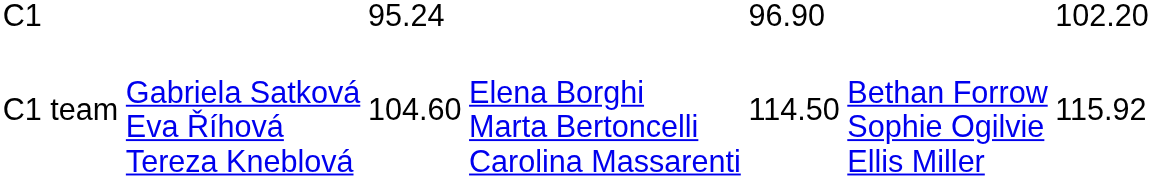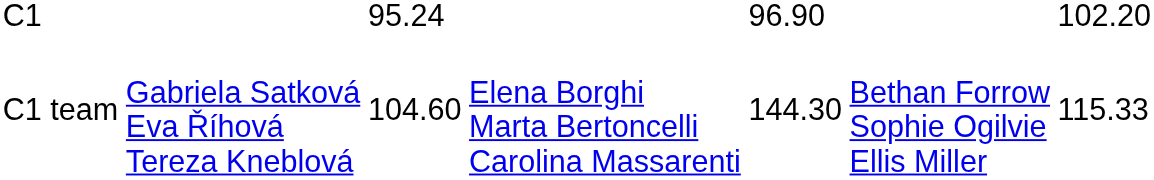(794, 110) 114.50 -> (795, 110) 144.30
(1101, 110) 115.92 -> (1103, 110) 115.33
